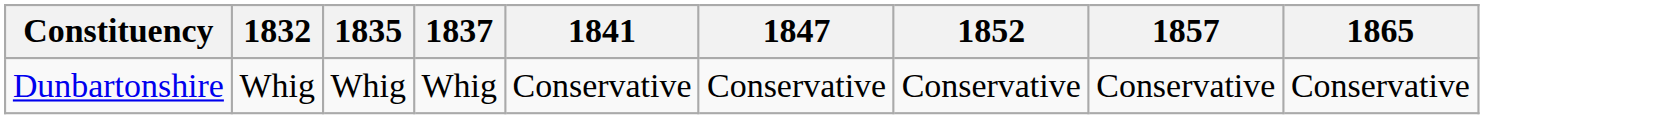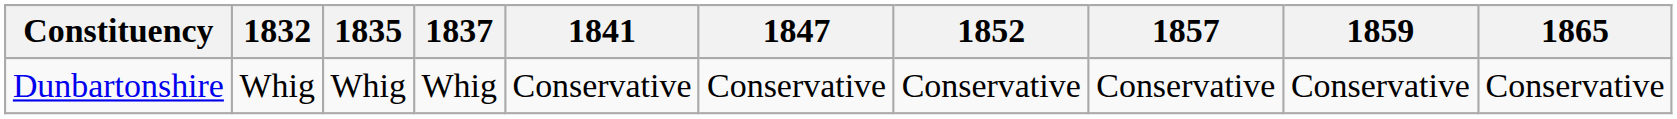+ column: (1380, 31)
